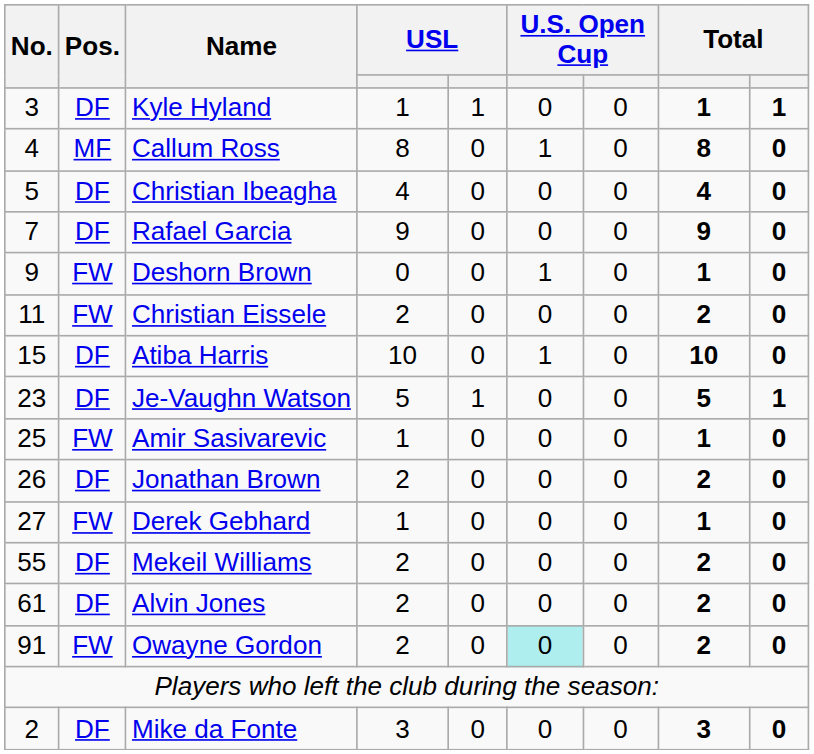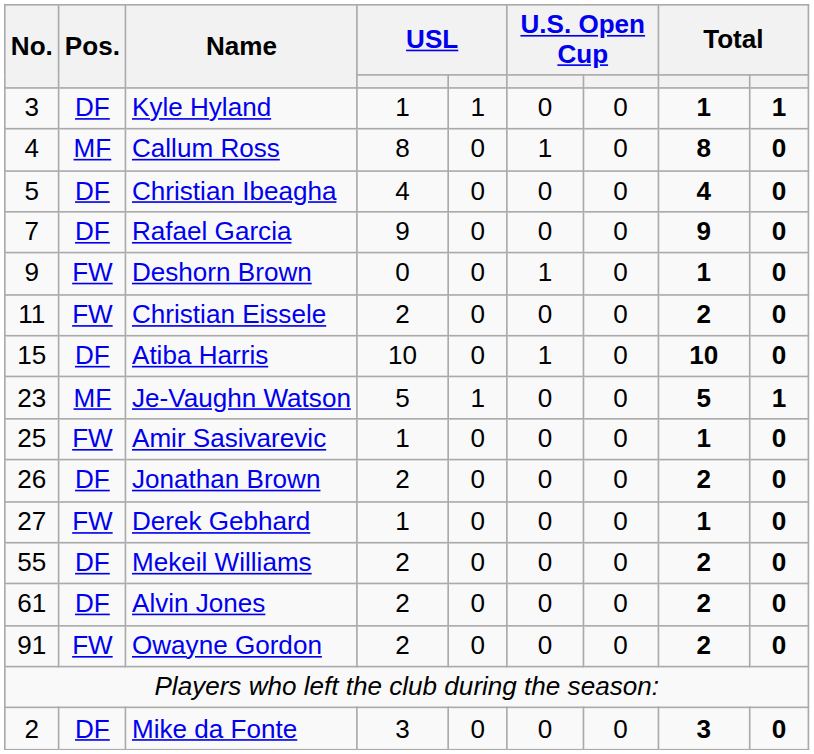(92, 397) DF -> (92, 397) MF
(545, 645) paleturquoise background -> (545, 645) no background
